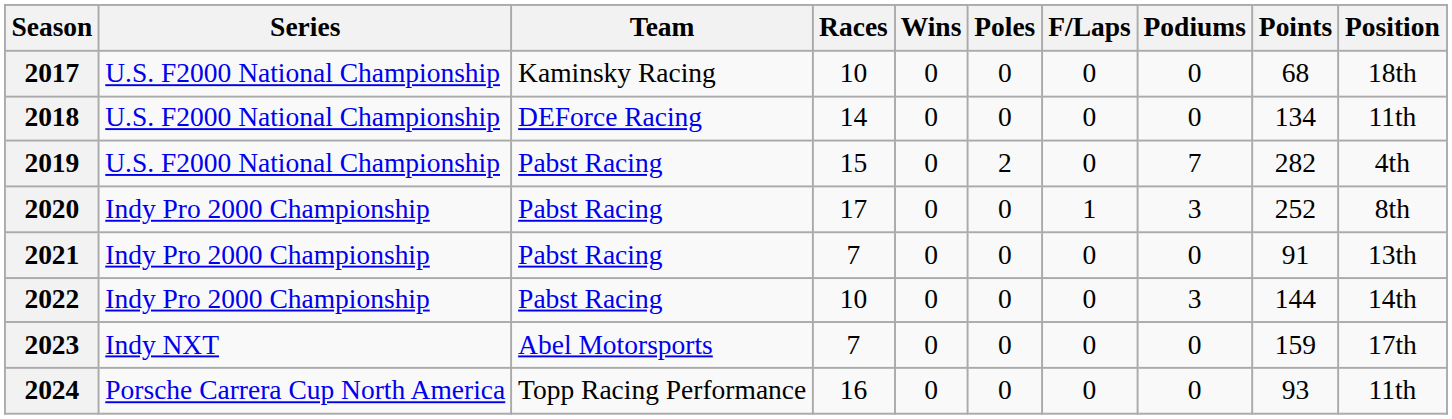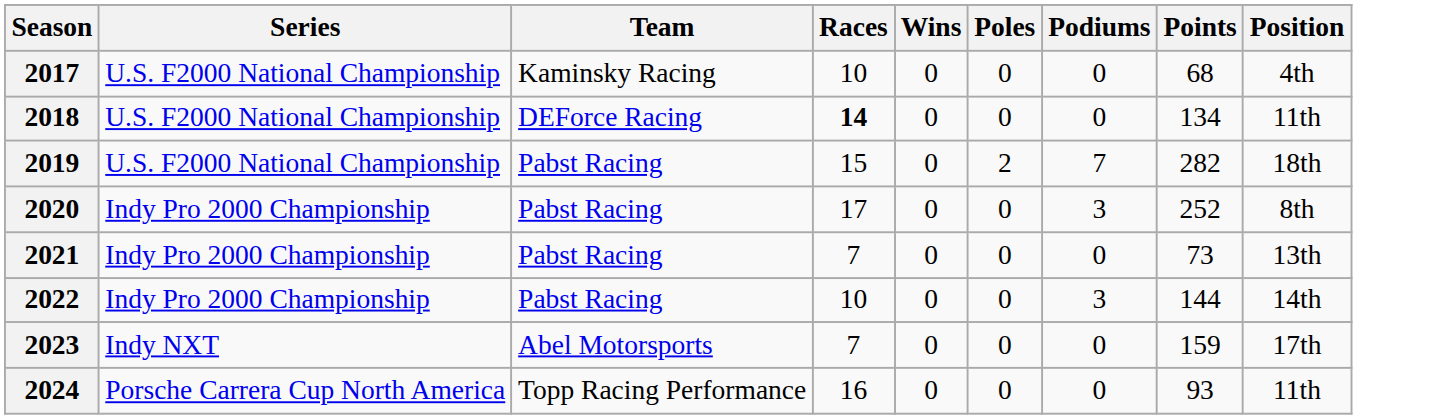- column: (1089, 27)
(1392, 72) 18th -> (1297, 72) 4th
(853, 118) normal -> (853, 118) bold
(1392, 163) 4th -> (1297, 163) 18th
(1296, 254) 91 -> (1200, 254) 73
